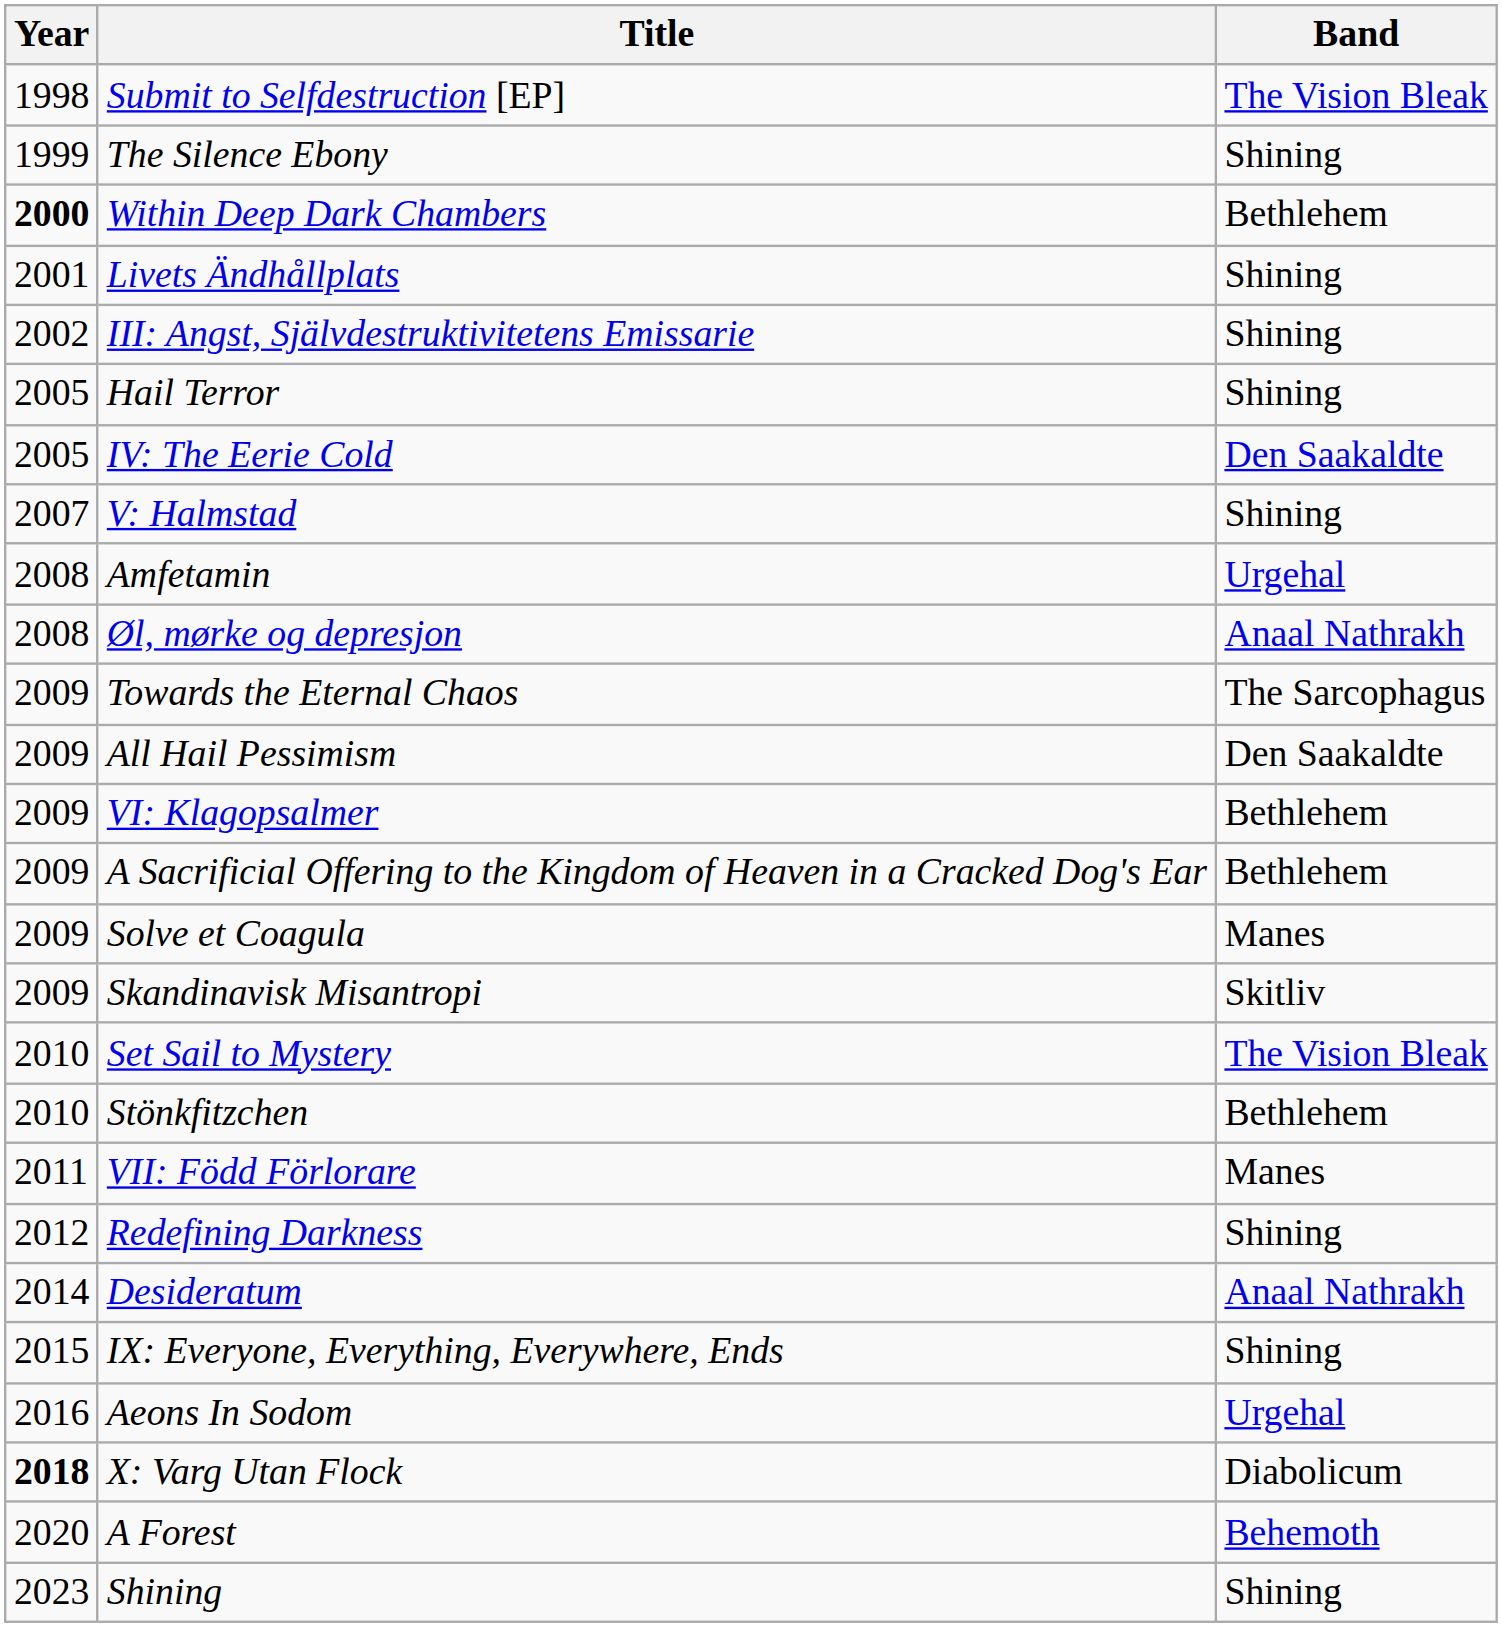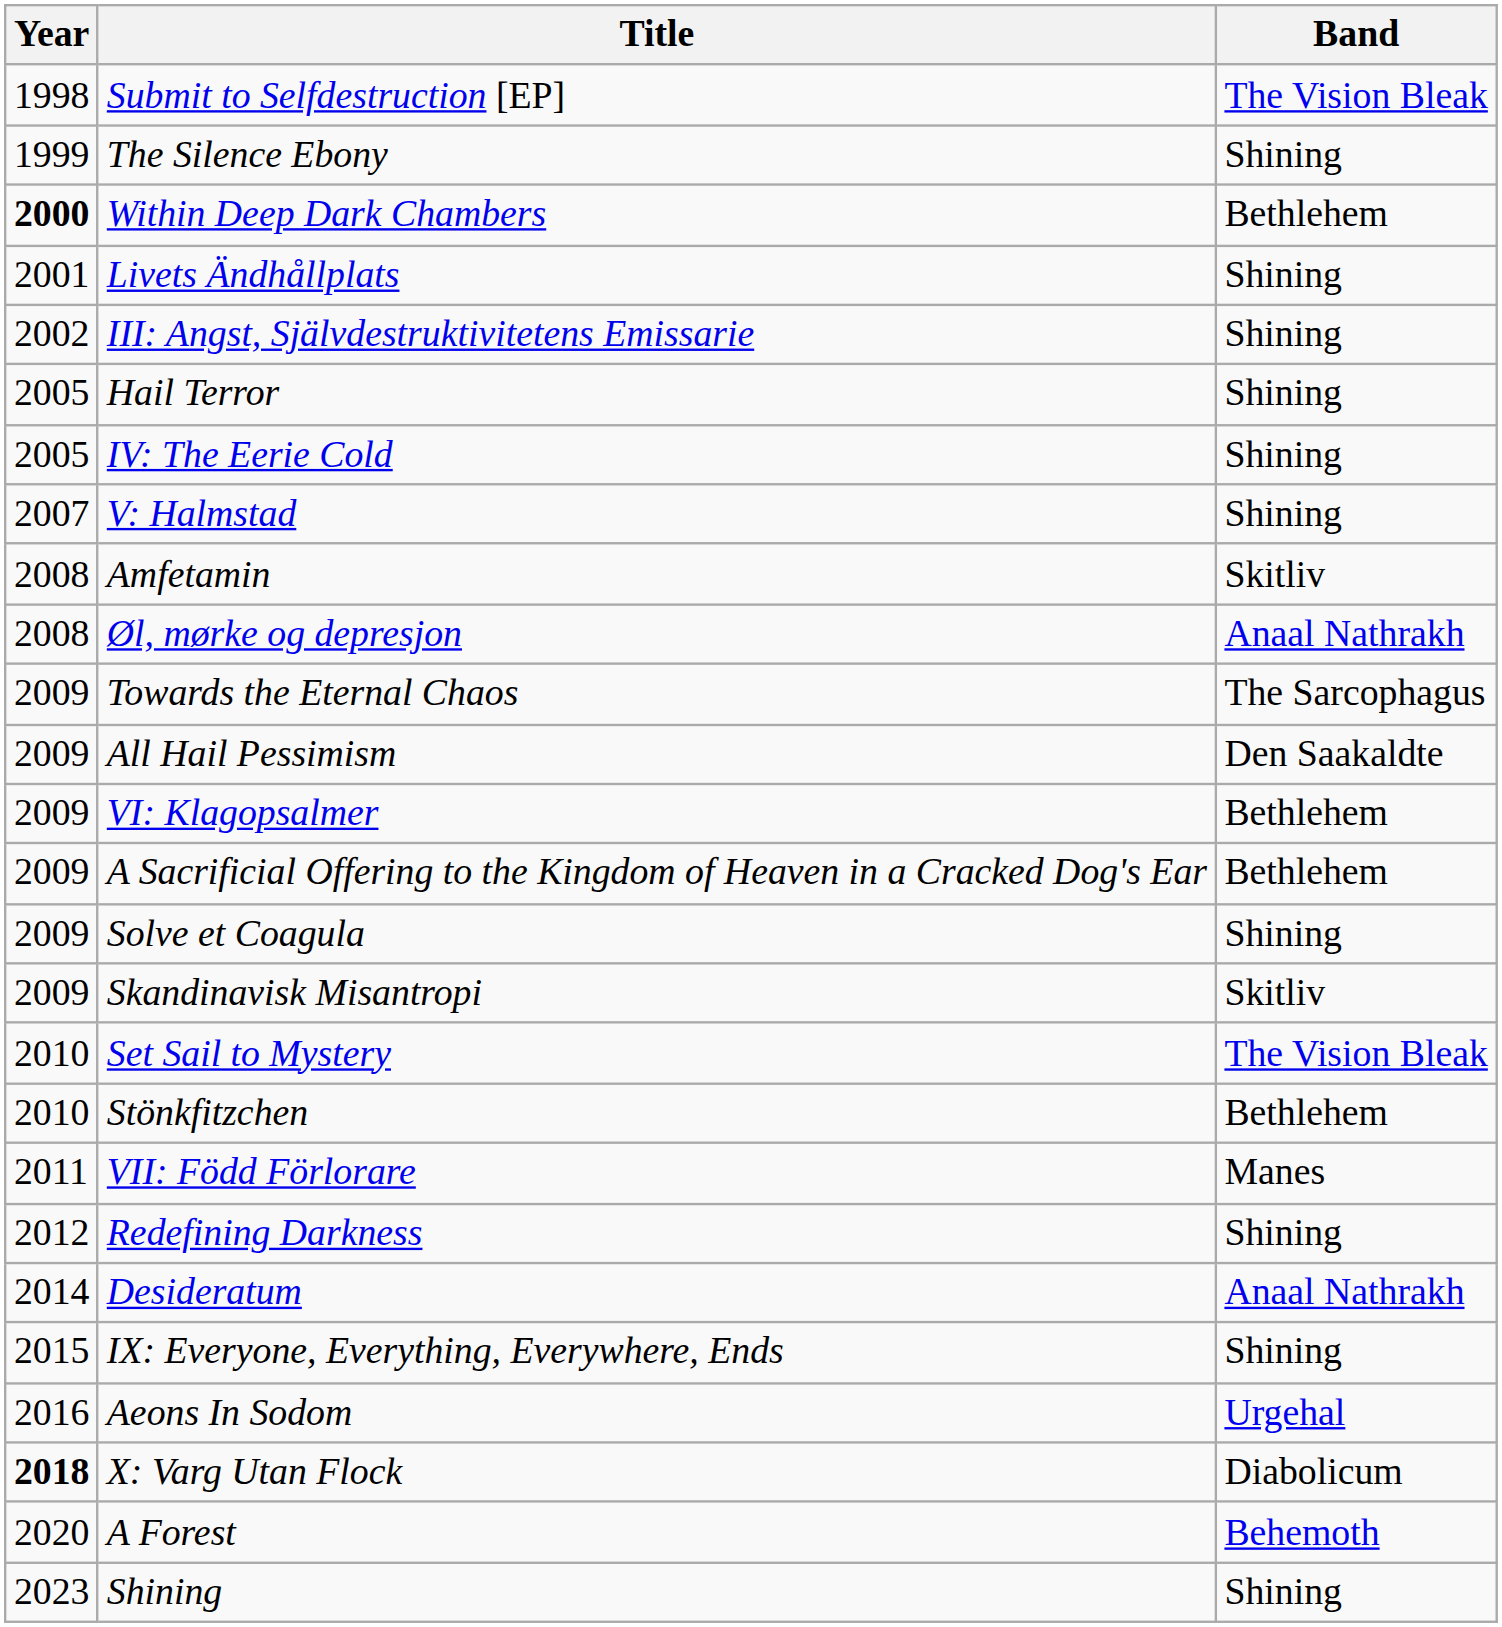(1334, 453) Den Saakaldte -> (1283, 453) Shining
(1285, 573) Urgehal -> (1275, 573) Skitliv
(1275, 932) Manes -> (1283, 932) Shining
